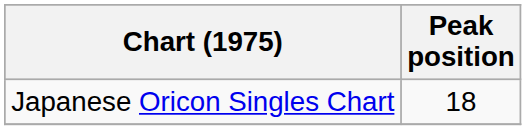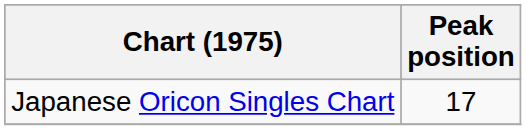(461, 101) 18 -> (461, 101) 17
